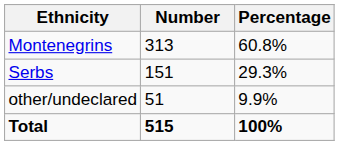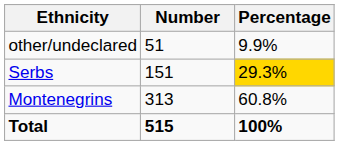rows swapped: (60, 45) <-> (73, 99)
(263, 72) no background -> (263, 72) gold background
